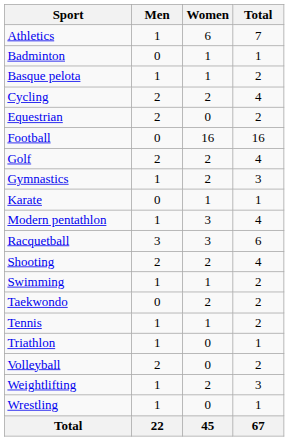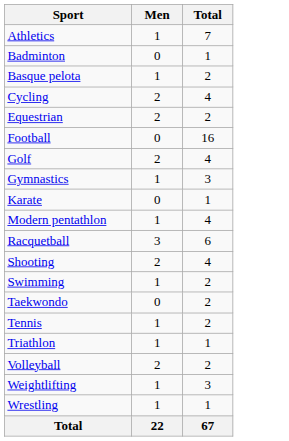- column: (208, 14)
